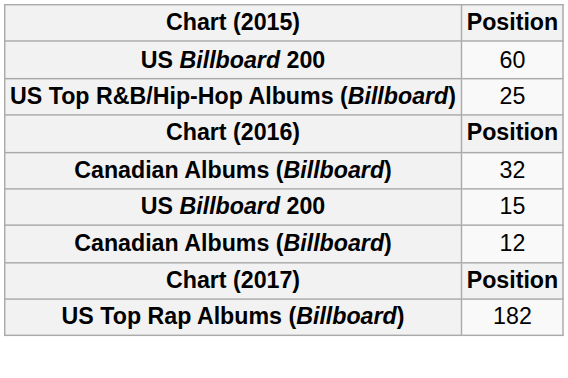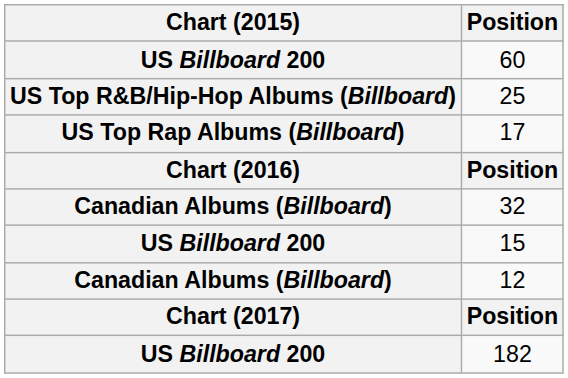+ row: (512, 133)
(233, 317) US Top Rap Albums (Billboard) -> (233, 354) US Billboard 200
